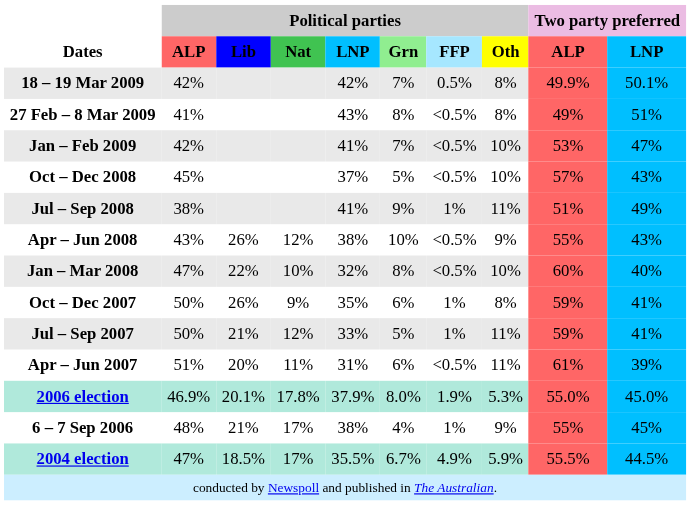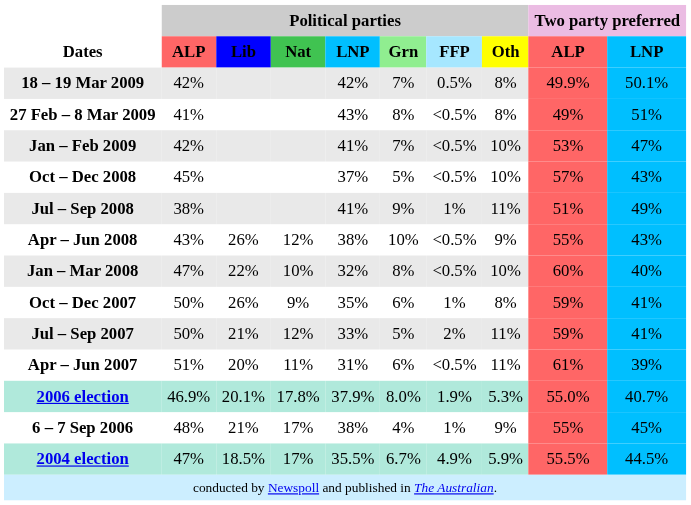(454, 333) 1% -> (454, 333) 2%
(647, 396) 45.0% -> (647, 396) 40.7%
